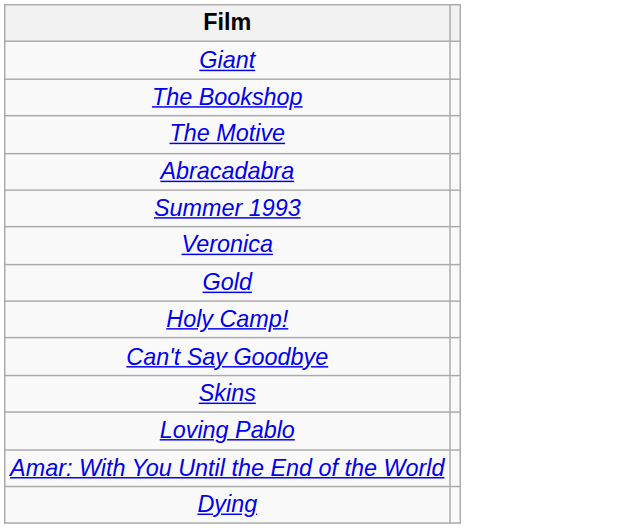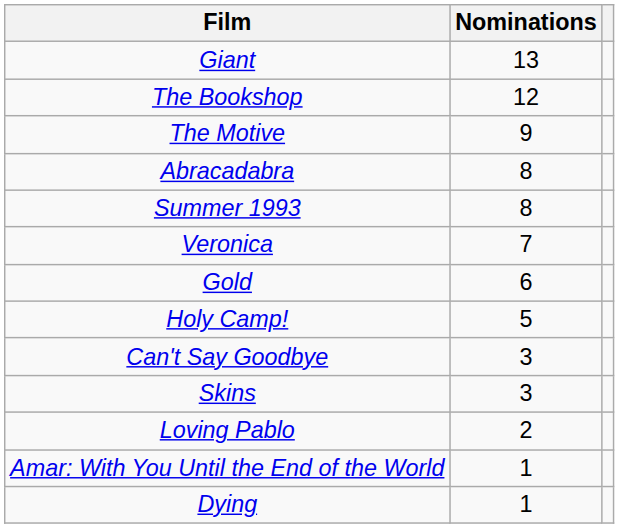+ column: (526, 23)
